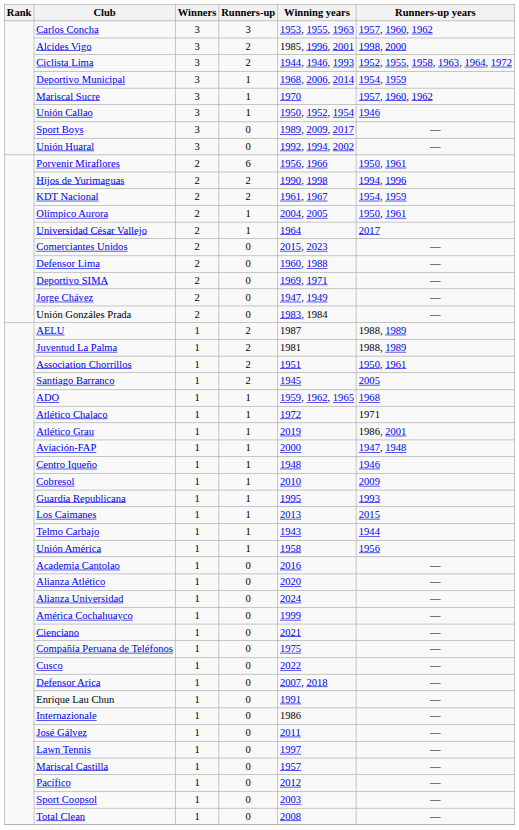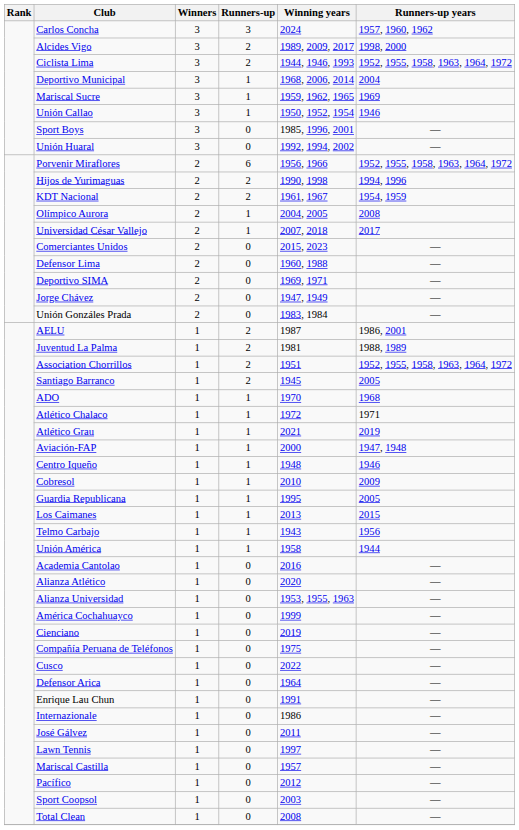(317, 29) 1953, 1955, 1963 -> (291, 29) 2024
(317, 46) 1985, 1996, 2001 -> (317, 46) 1989, 2009, 2017
(383, 79) 1954, 1959 -> (369, 79) 2004
(291, 96) 1970 -> (317, 96) 1959, 1962, 1965
(396, 96) 1957, 1960, 1962 -> (369, 96) 1969
(317, 130) 1989, 2009, 2017 -> (317, 130) 1985, 1996, 2001
(383, 163) 1950, 1961 -> (435, 163) 1952, 1955, 1958, 1963, 1964, 1972
(383, 213) 1950, 1961 -> (369, 213) 2008
(291, 230) 1964 -> (304, 230) 2007, 2018
(383, 331) 1988, 1989 -> (383, 331) 1986, 2001
(383, 364) 1950, 1961 -> (435, 364) 1952, 1955, 1958, 1963, 1964, 1972
(317, 398) 1959, 1962, 1965 -> (291, 398) 1970
(291, 431) 2019 -> (291, 431) 2021
(383, 431) 1986, 2001 -> (369, 431) 2019
(369, 498) 1993 -> (369, 498) 2005
(369, 532) 1944 -> (369, 532) 1956
(369, 548) 1956 -> (369, 548) 1944
(291, 599) 2024 -> (317, 599) 1953, 1955, 1963
(291, 632) 2021 -> (291, 632) 2019
(304, 682) 2007, 2018 -> (291, 682) 1964
